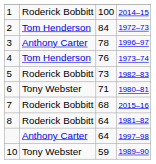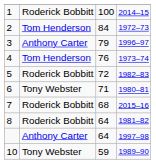(103, 43) 78 -> (103, 43) 79
(103, 74) 73 -> (103, 74) 72
